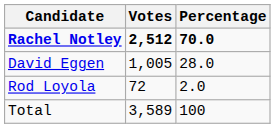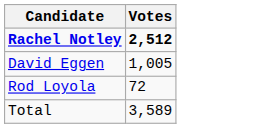- column: (223, 16)
